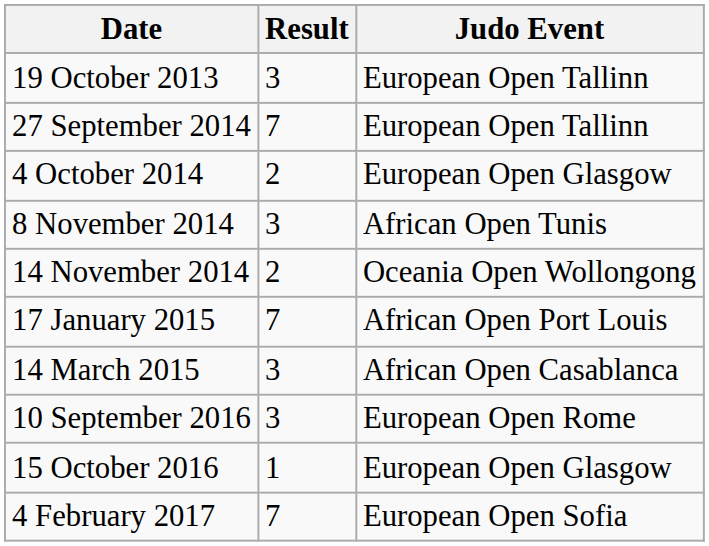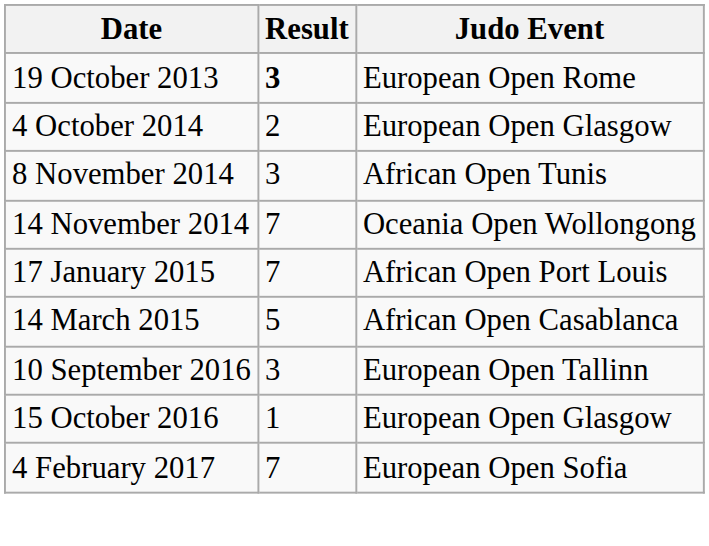(273, 77) normal -> (273, 77) bold
(506, 77) European Open Tallinn -> (499, 77) European Open Rome
- row: (131, 126)
(273, 272) 2 -> (273, 223) 7
(273, 369) 3 -> (273, 321) 5
(499, 418) European Open Rome -> (506, 369) European Open Tallinn
